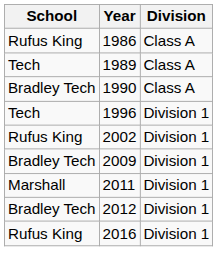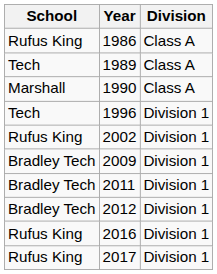(52, 88) Bradley Tech -> (37, 88) Marshall
(37, 185) Marshall -> (52, 185) Bradley Tech
+ row: (119, 257)
